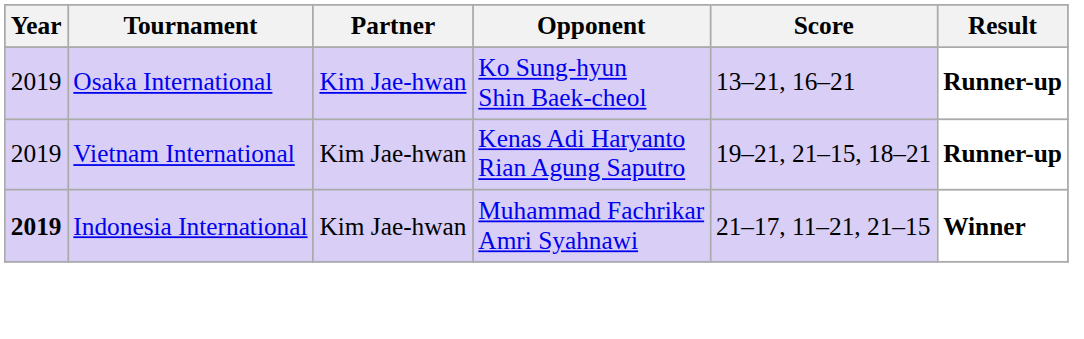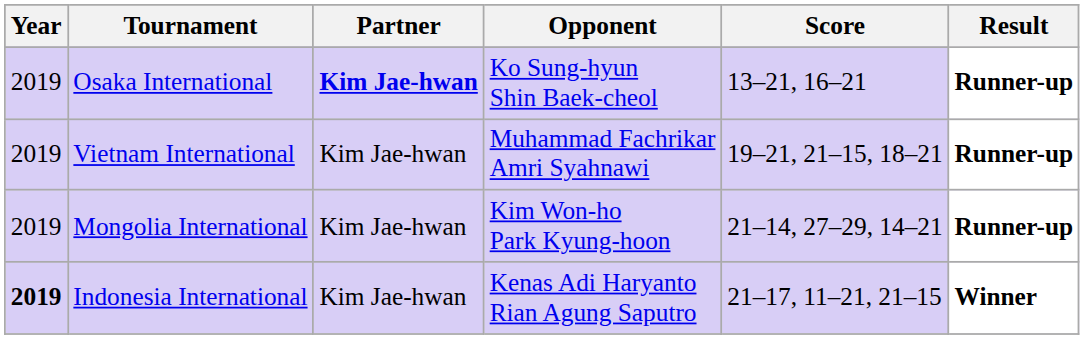(393, 82) normal -> (399, 82) bold
(582, 154) Kenas Adi Haryanto Rian Agung Saputro -> (603, 154) Muhammad Fachrikar Amri Syahnawi
+ row: (190, 225)
(591, 225) Muhammad Fachrikar Amri Syahnawi -> (593, 297) Kenas Adi Haryanto Rian Agung Saputro
